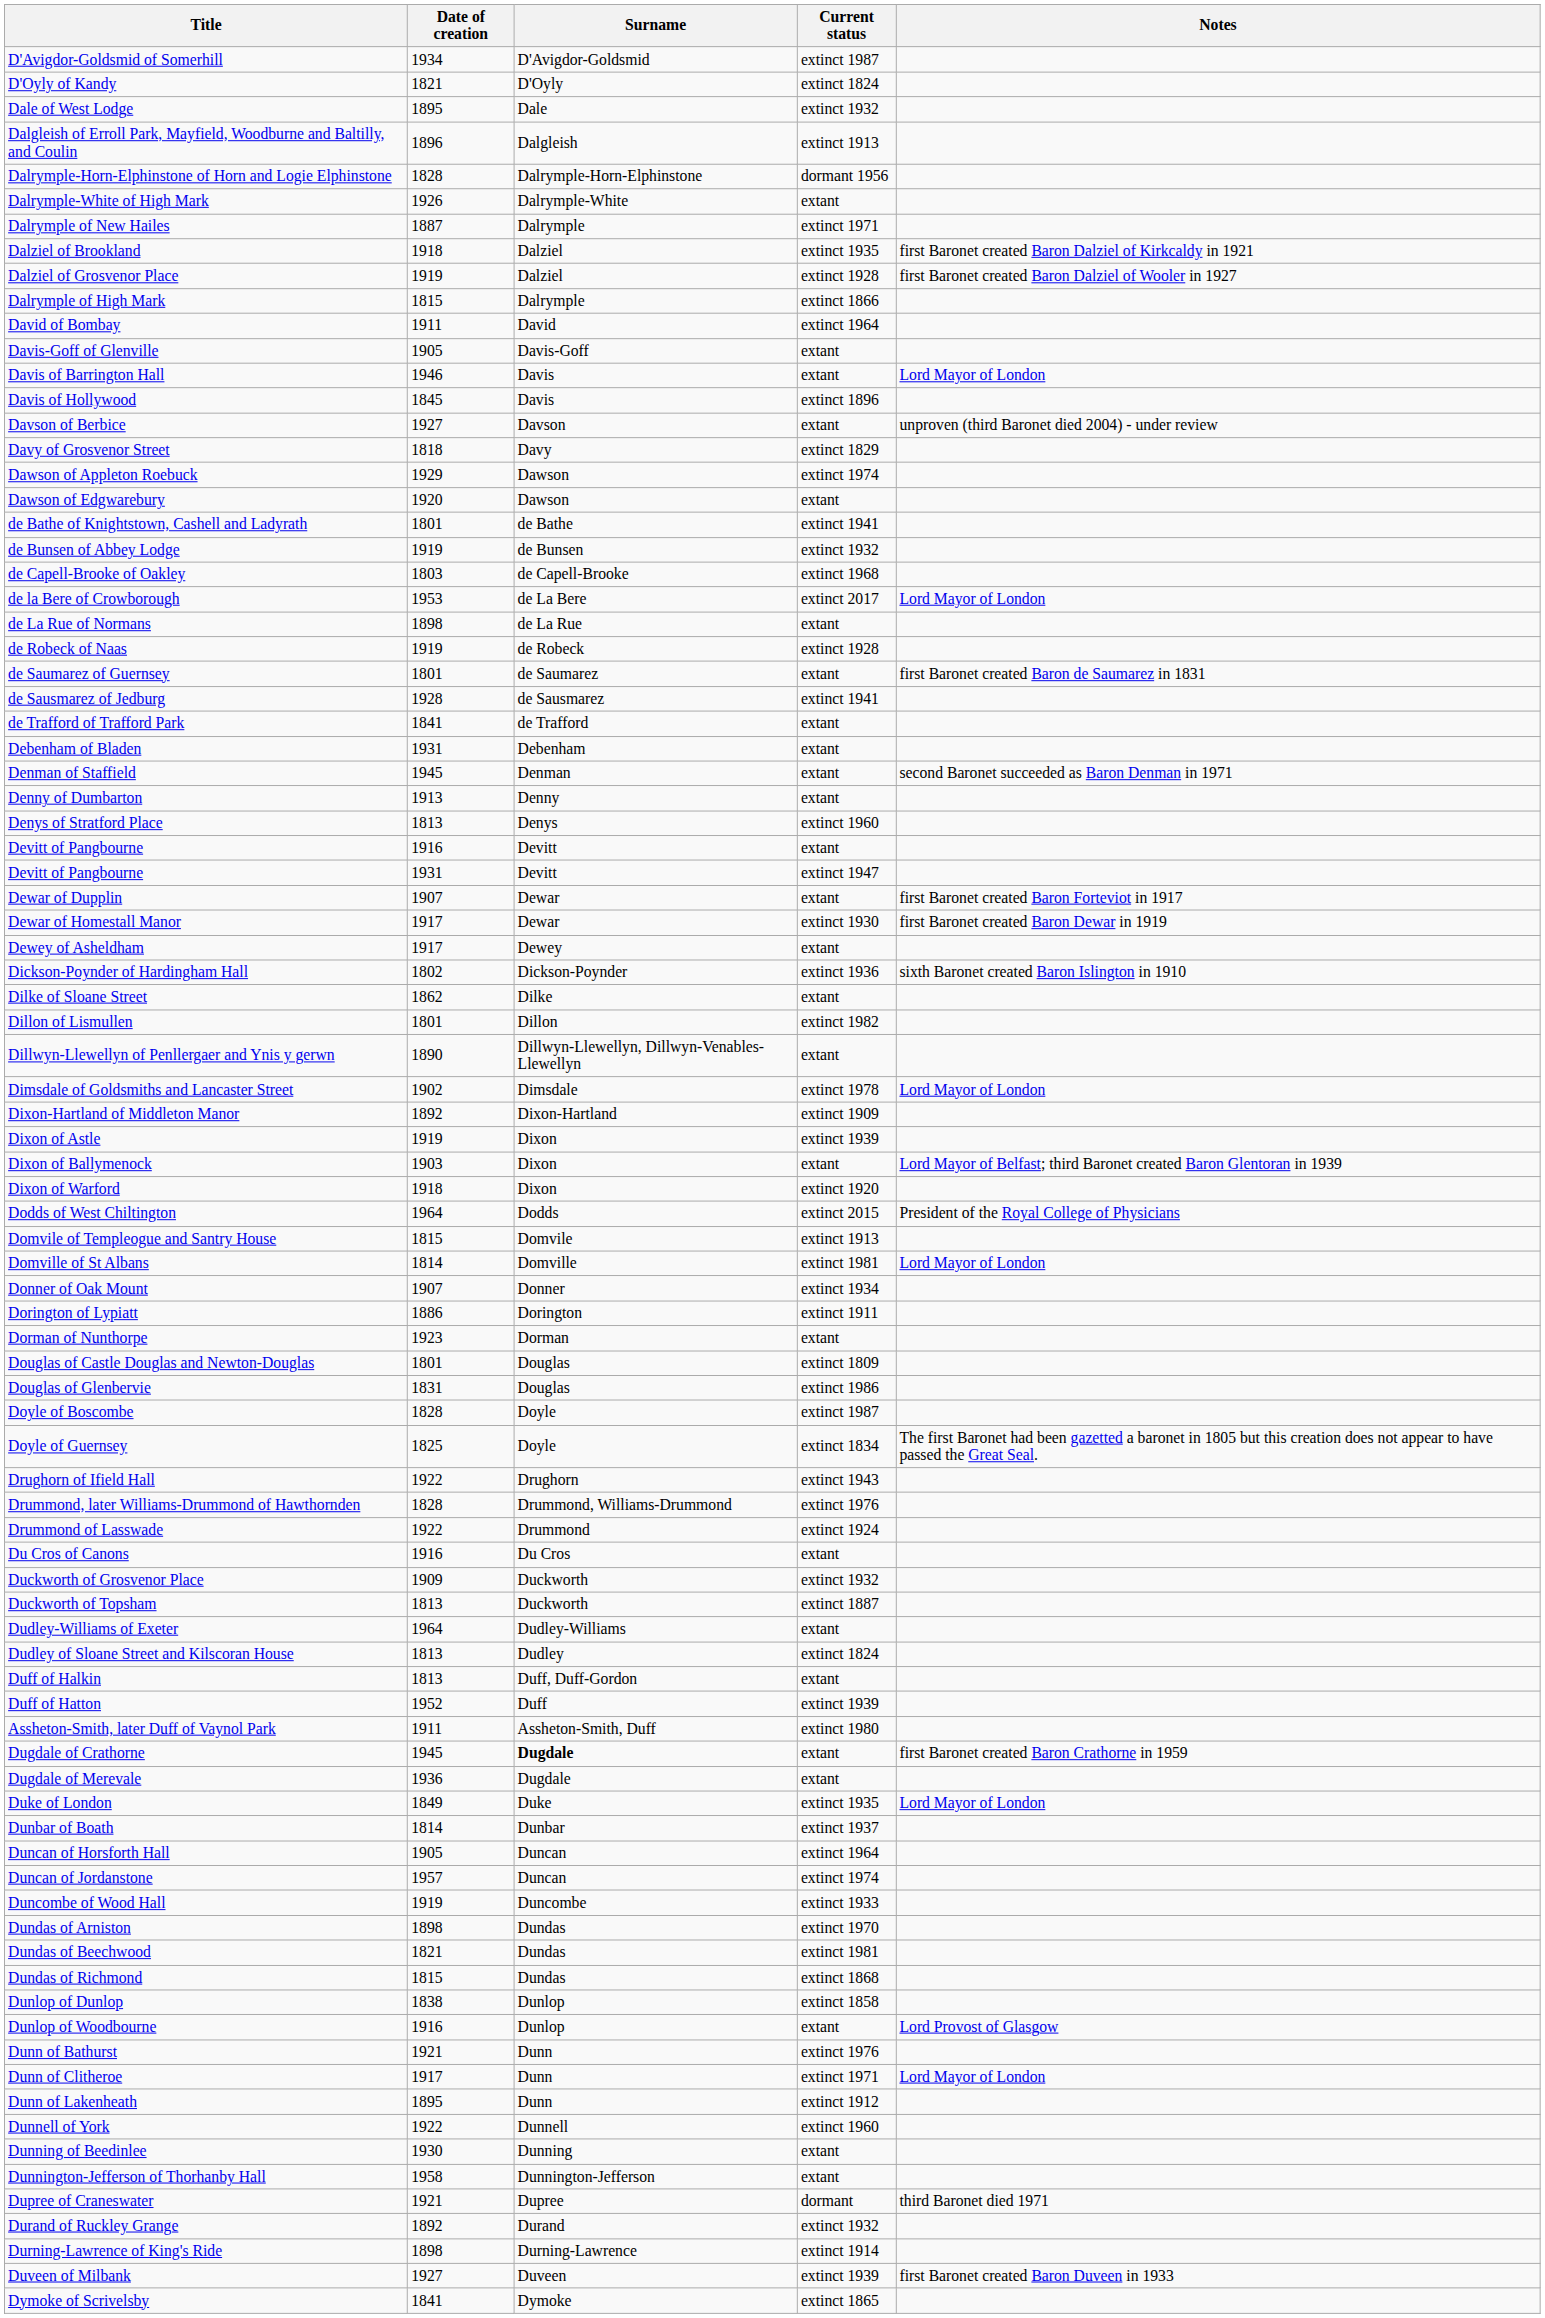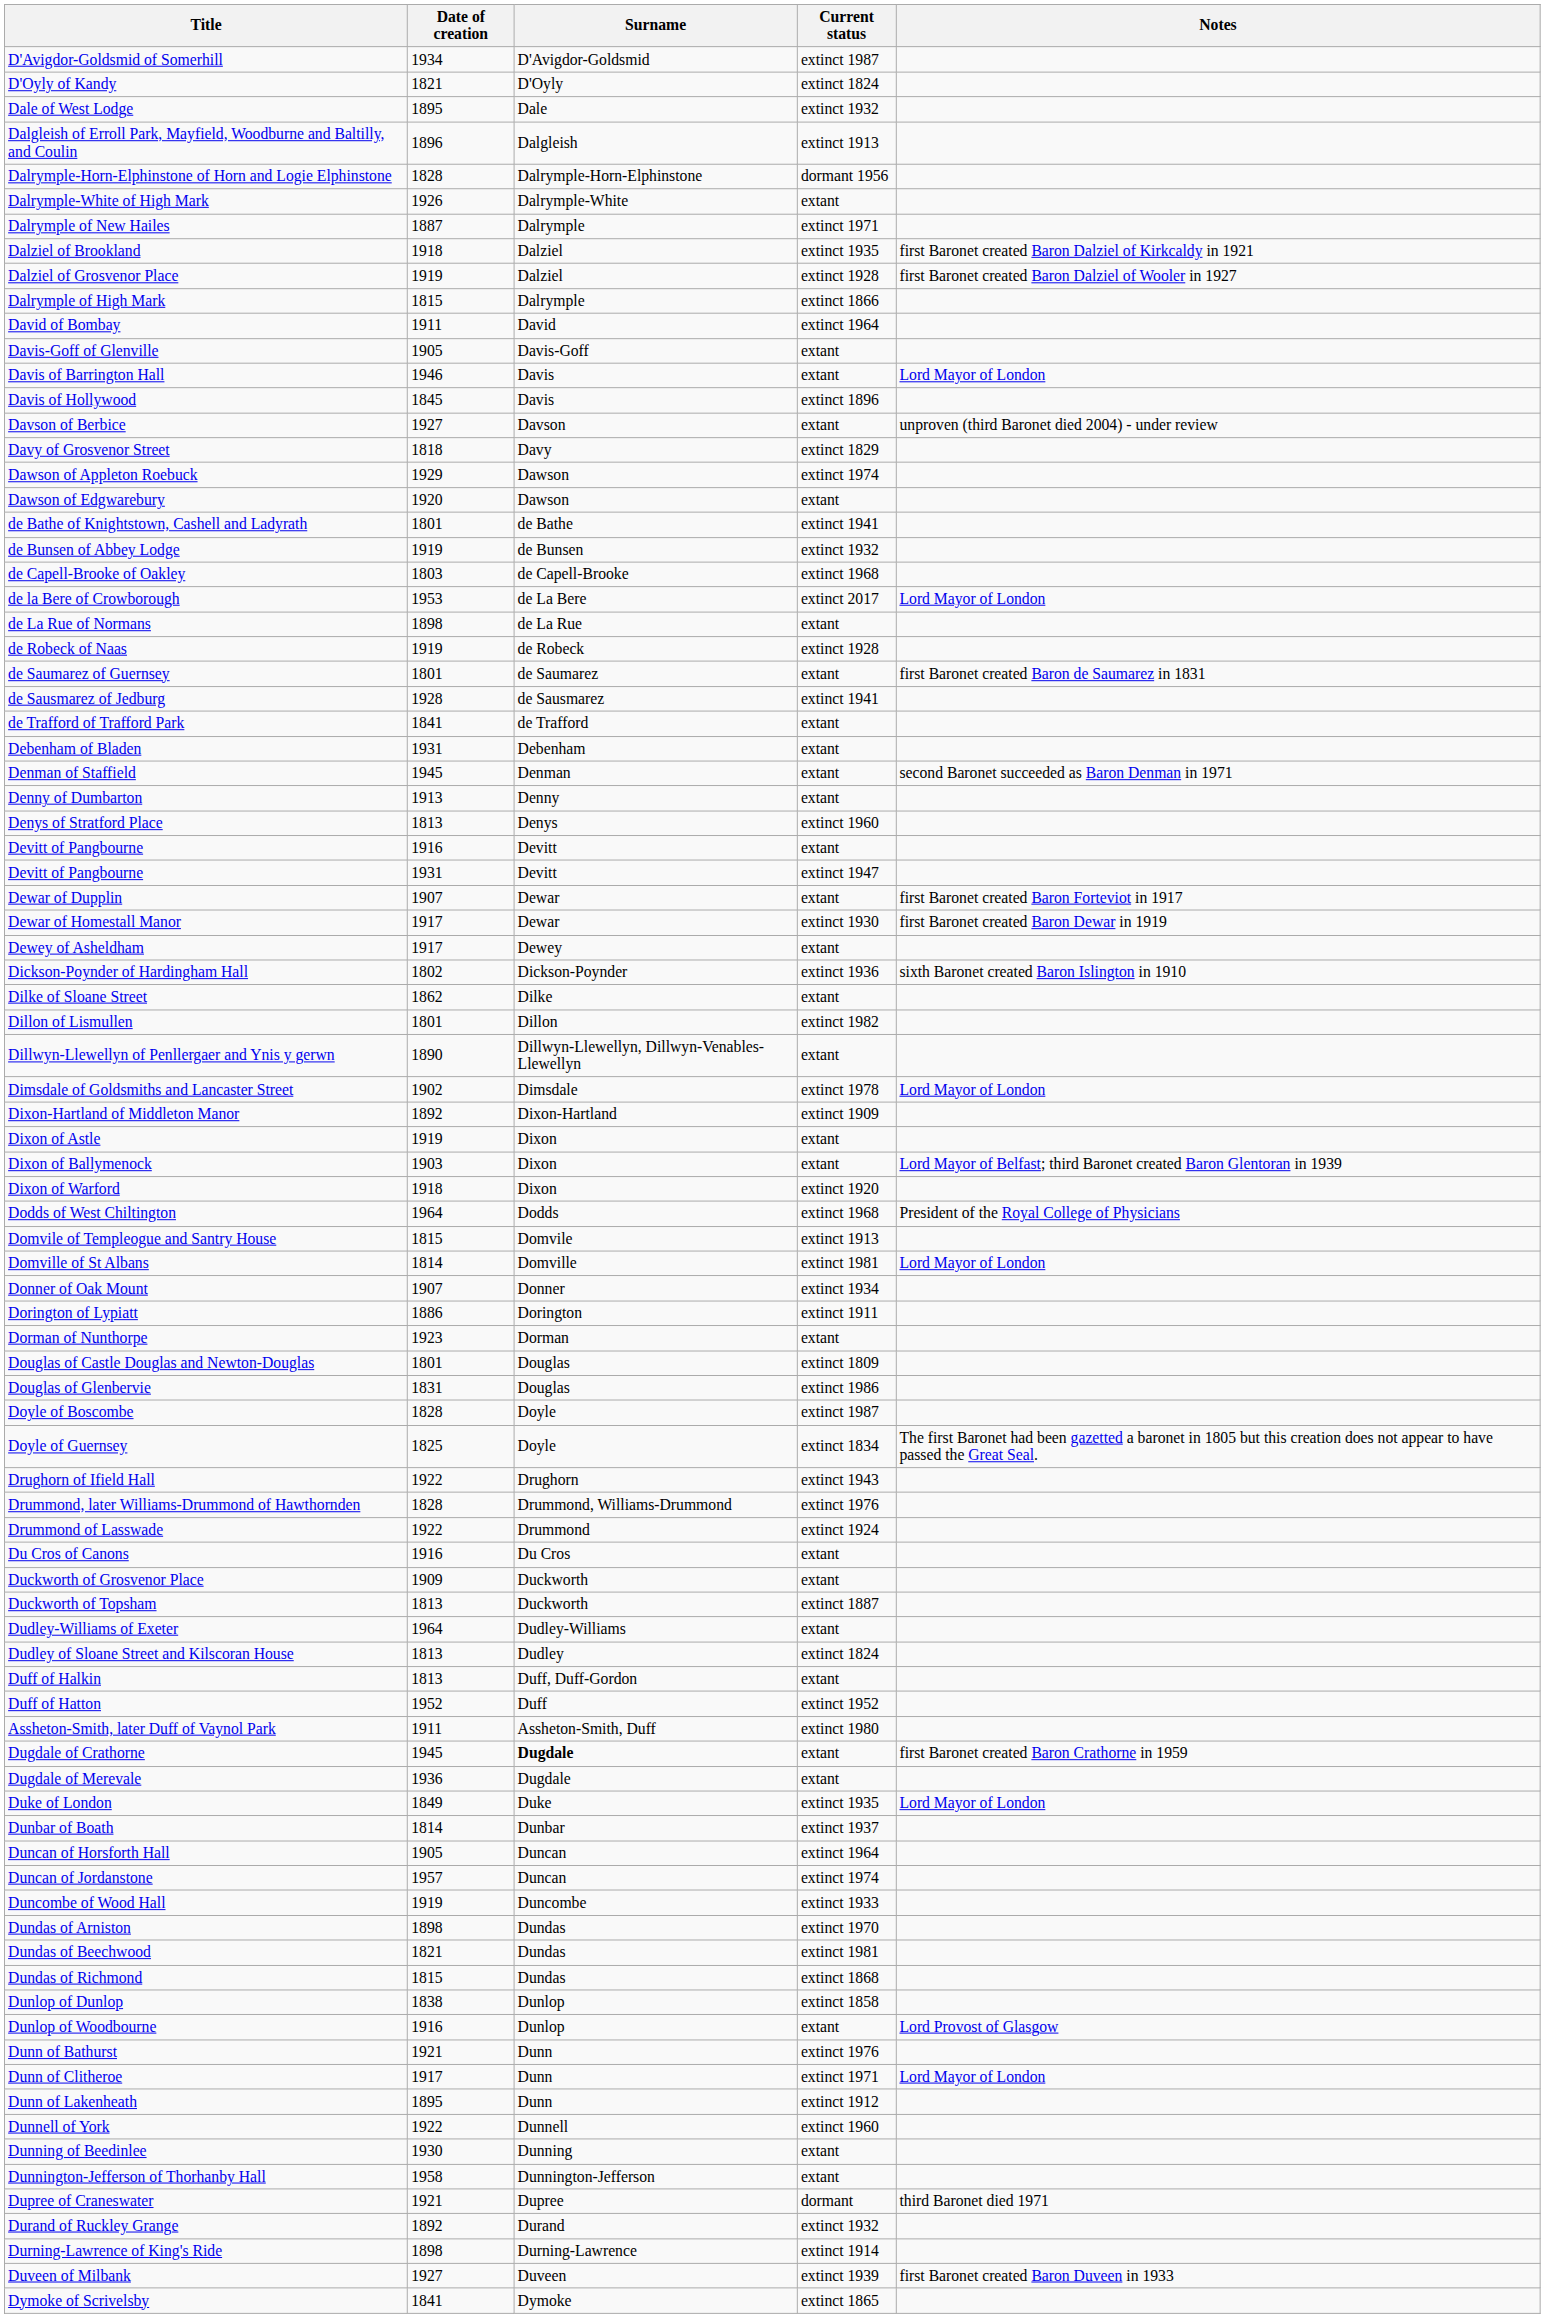(840, 1139) extinct 1939 -> (820, 1139) extant
(840, 1213) extinct 2015 -> (840, 1213) extinct 1968
(840, 1579) extinct 1932 -> (820, 1579) extant
(840, 1703) extinct 1939 -> (840, 1703) extinct 1952
